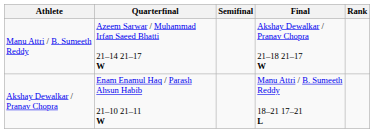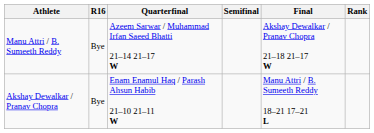+ column: (98, 12)
